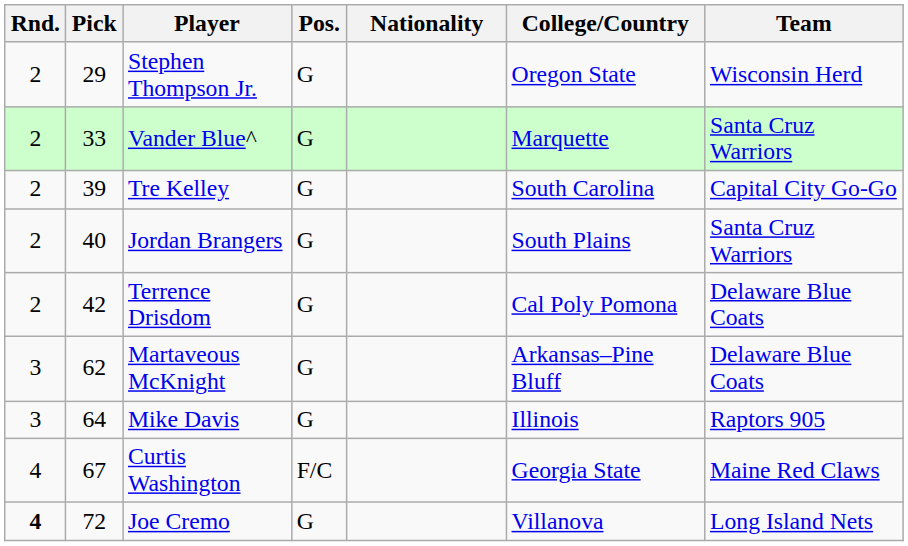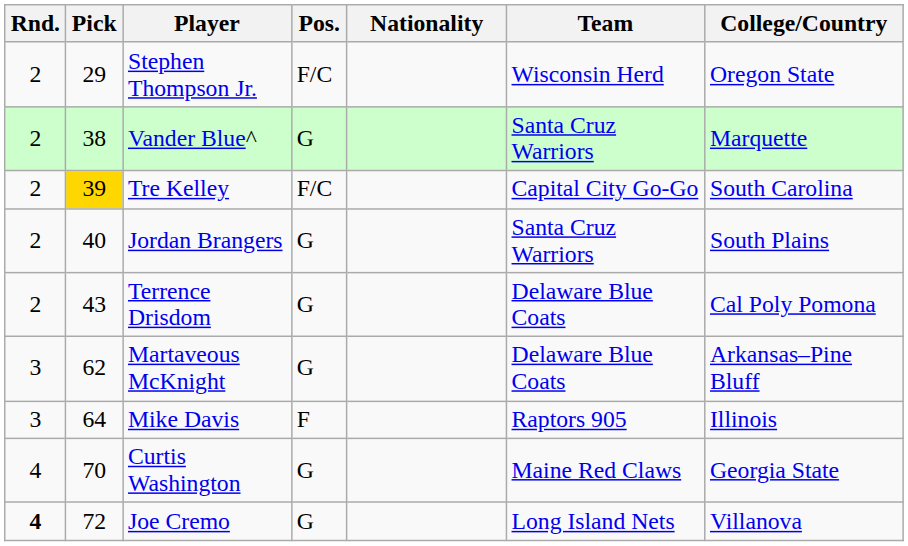columns swapped: (804, 23) <-> (605, 23)
(305, 74) G -> (314, 74) F/C
(94, 138) 33 -> (94, 138) 38
(94, 189) no background -> (94, 189) gold background
(305, 189) G -> (314, 189) F/C
(94, 304) 42 -> (94, 304) 43
(305, 419) G -> (303, 419) F
(94, 470) 67 -> (94, 470) 70
(314, 470) F/C -> (305, 470) G
